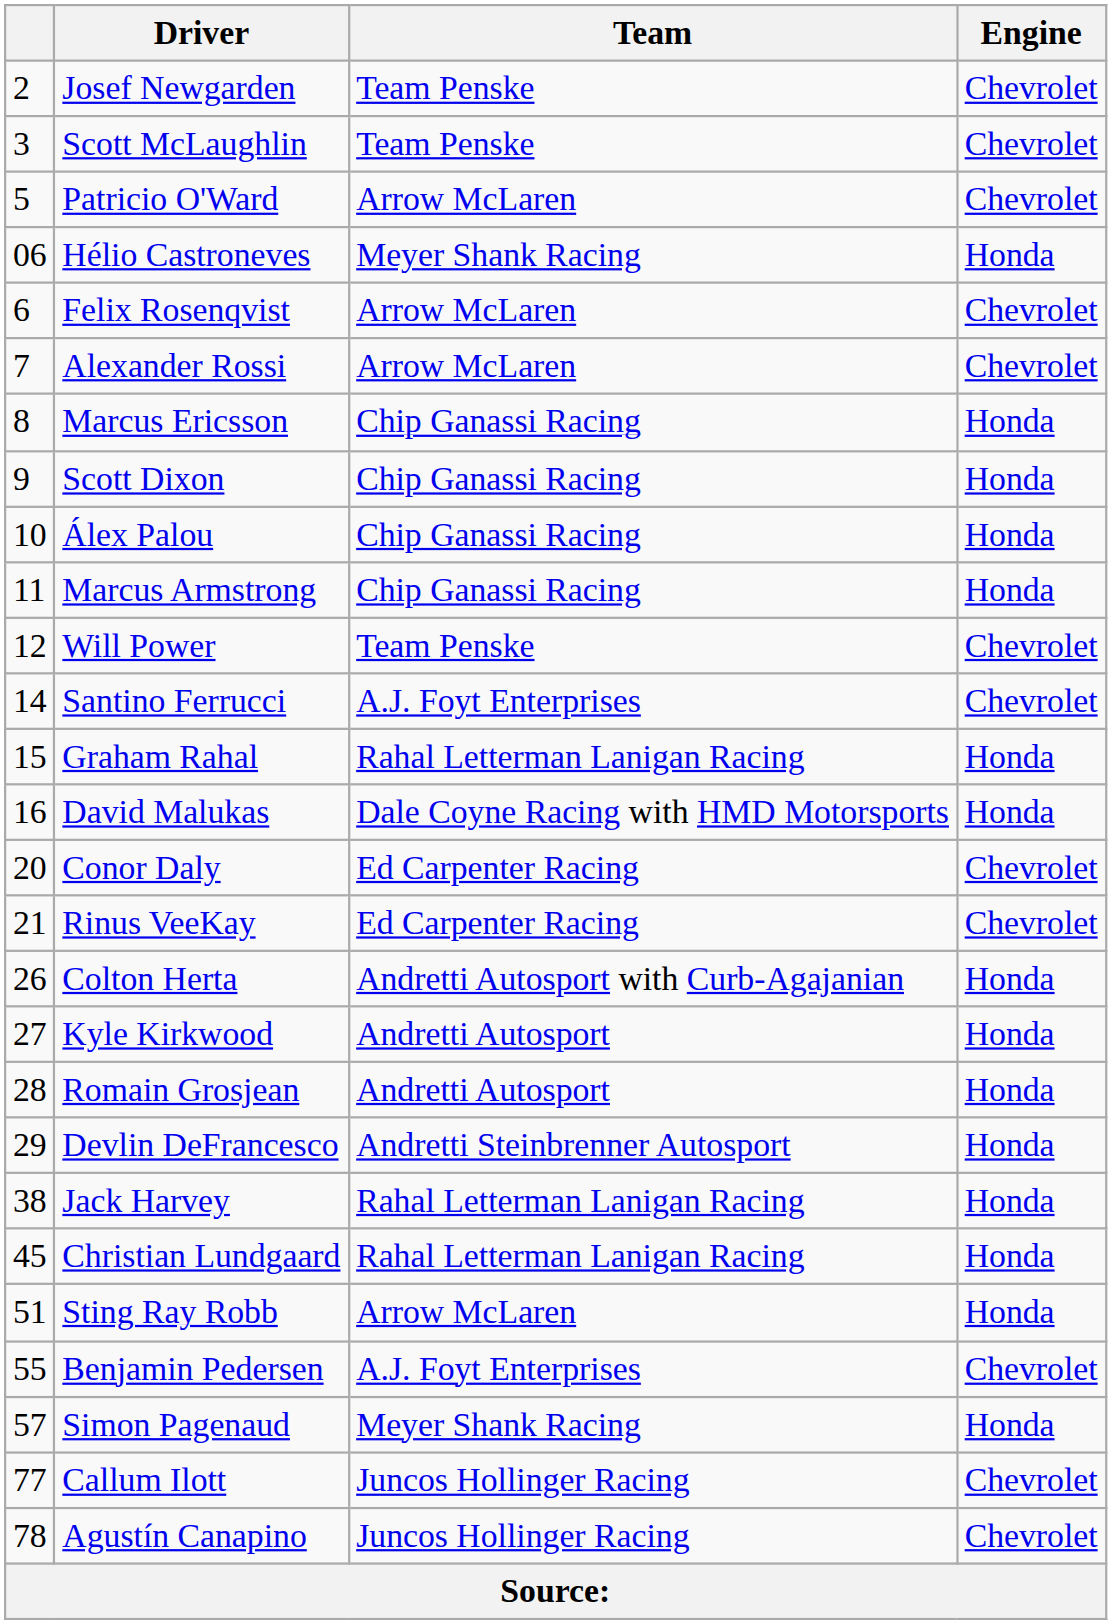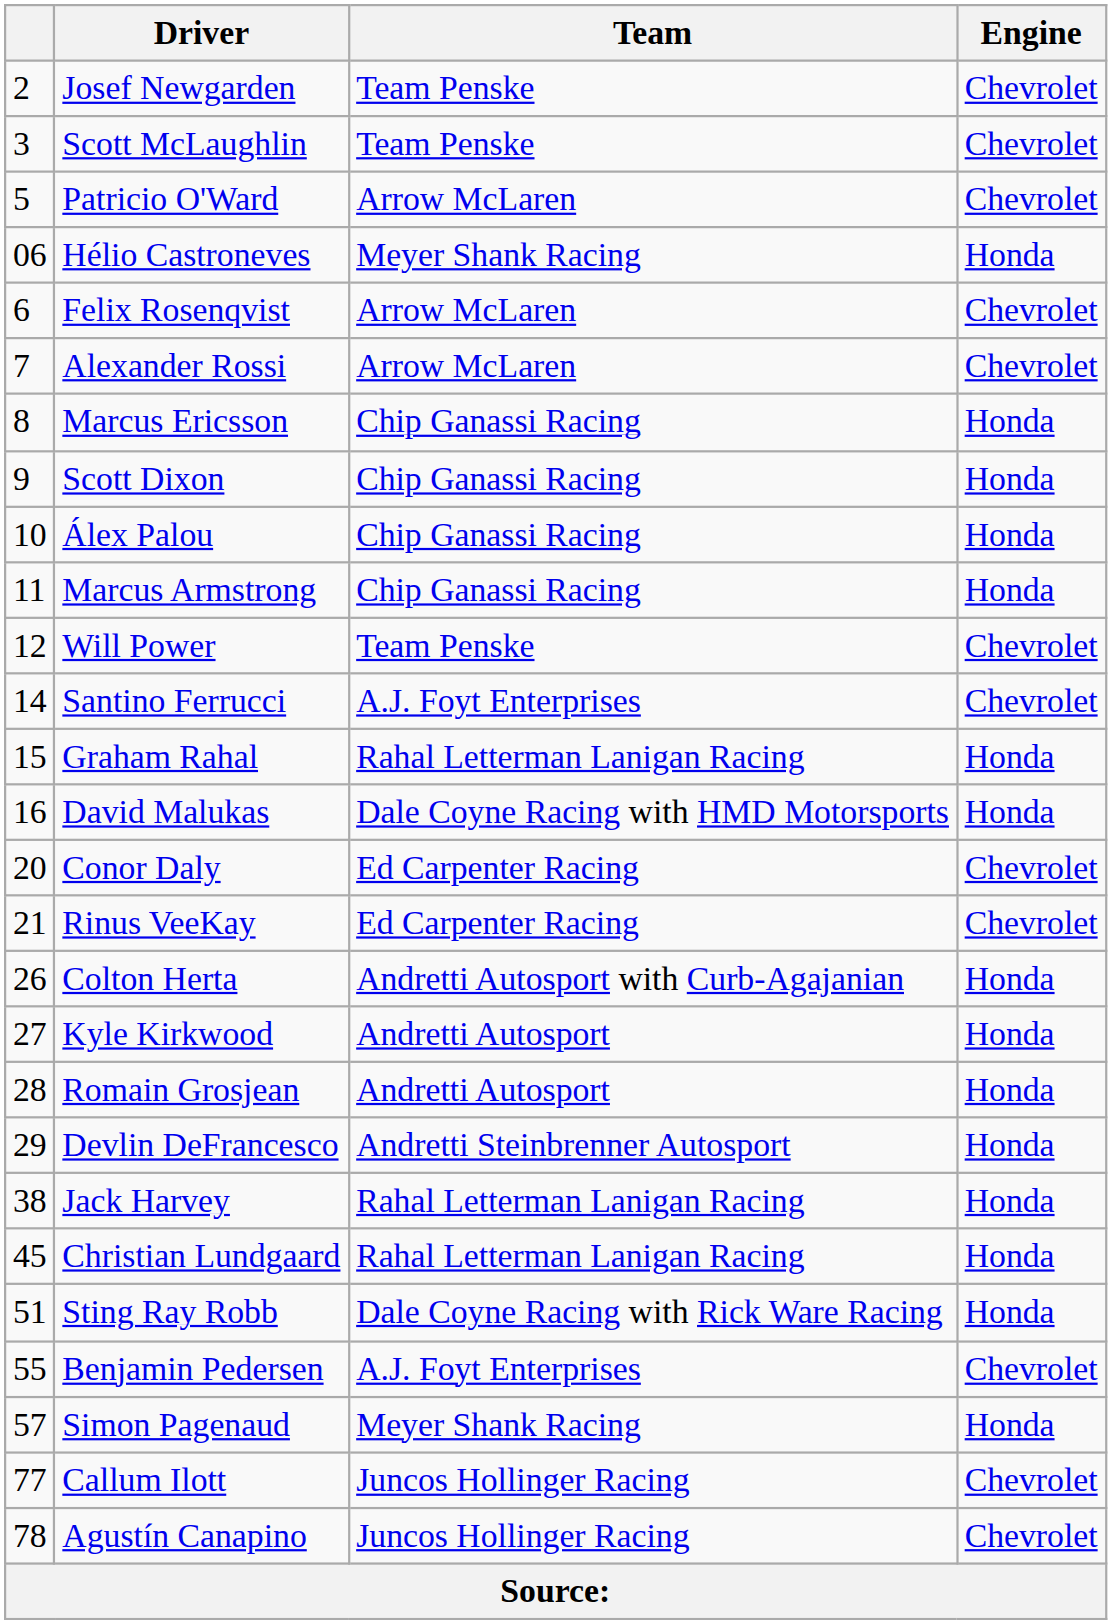(466, 1312) Arrow McLaren -> (649, 1312) Dale Coyne Racing with Rick Ware Racing
